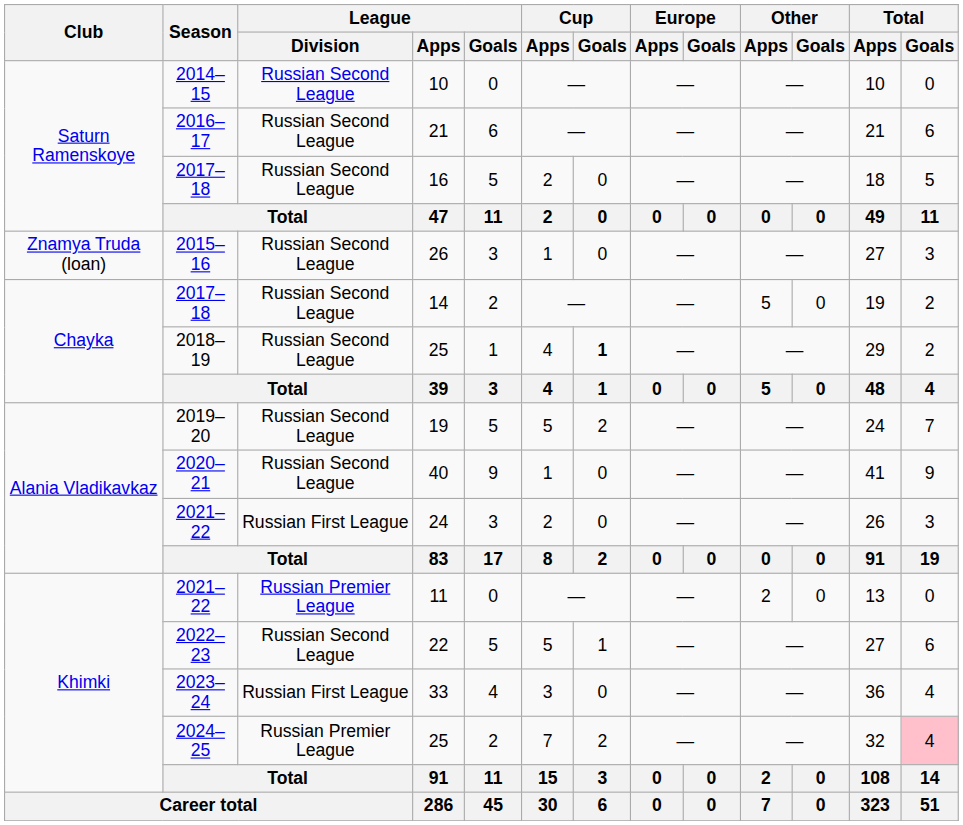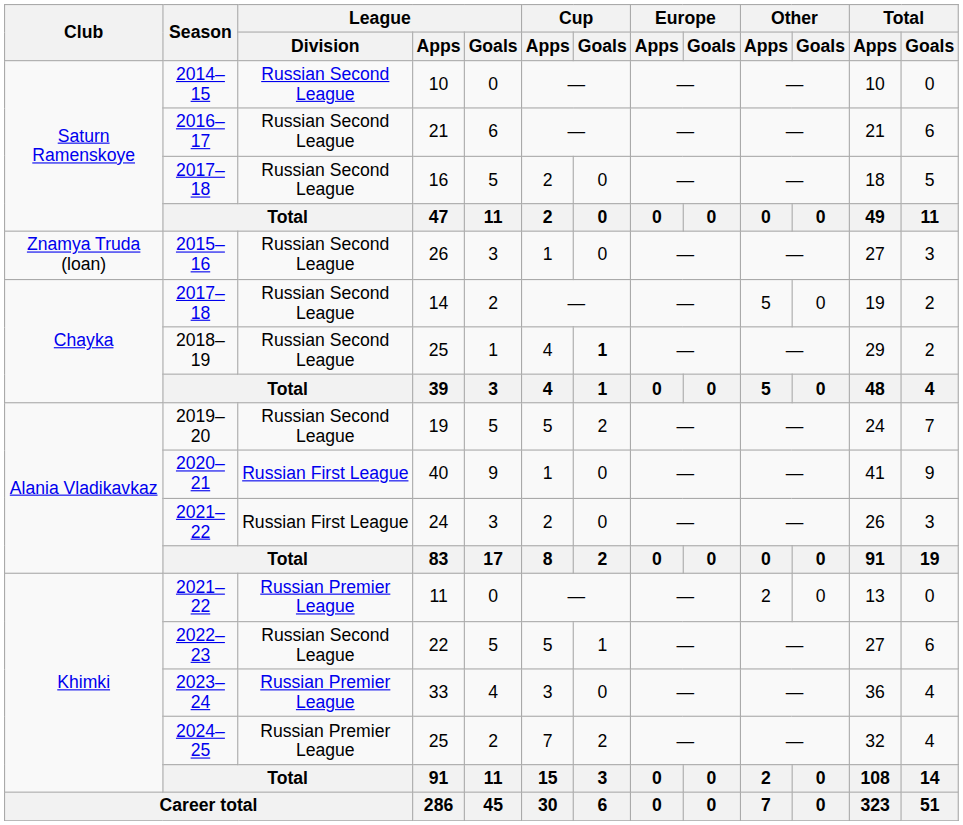(325, 473) Russian Second League -> (325, 473) Russian First League
(325, 692) Russian First League -> (325, 692) Russian Premier League
(930, 740) pink background -> (930, 740) no background
